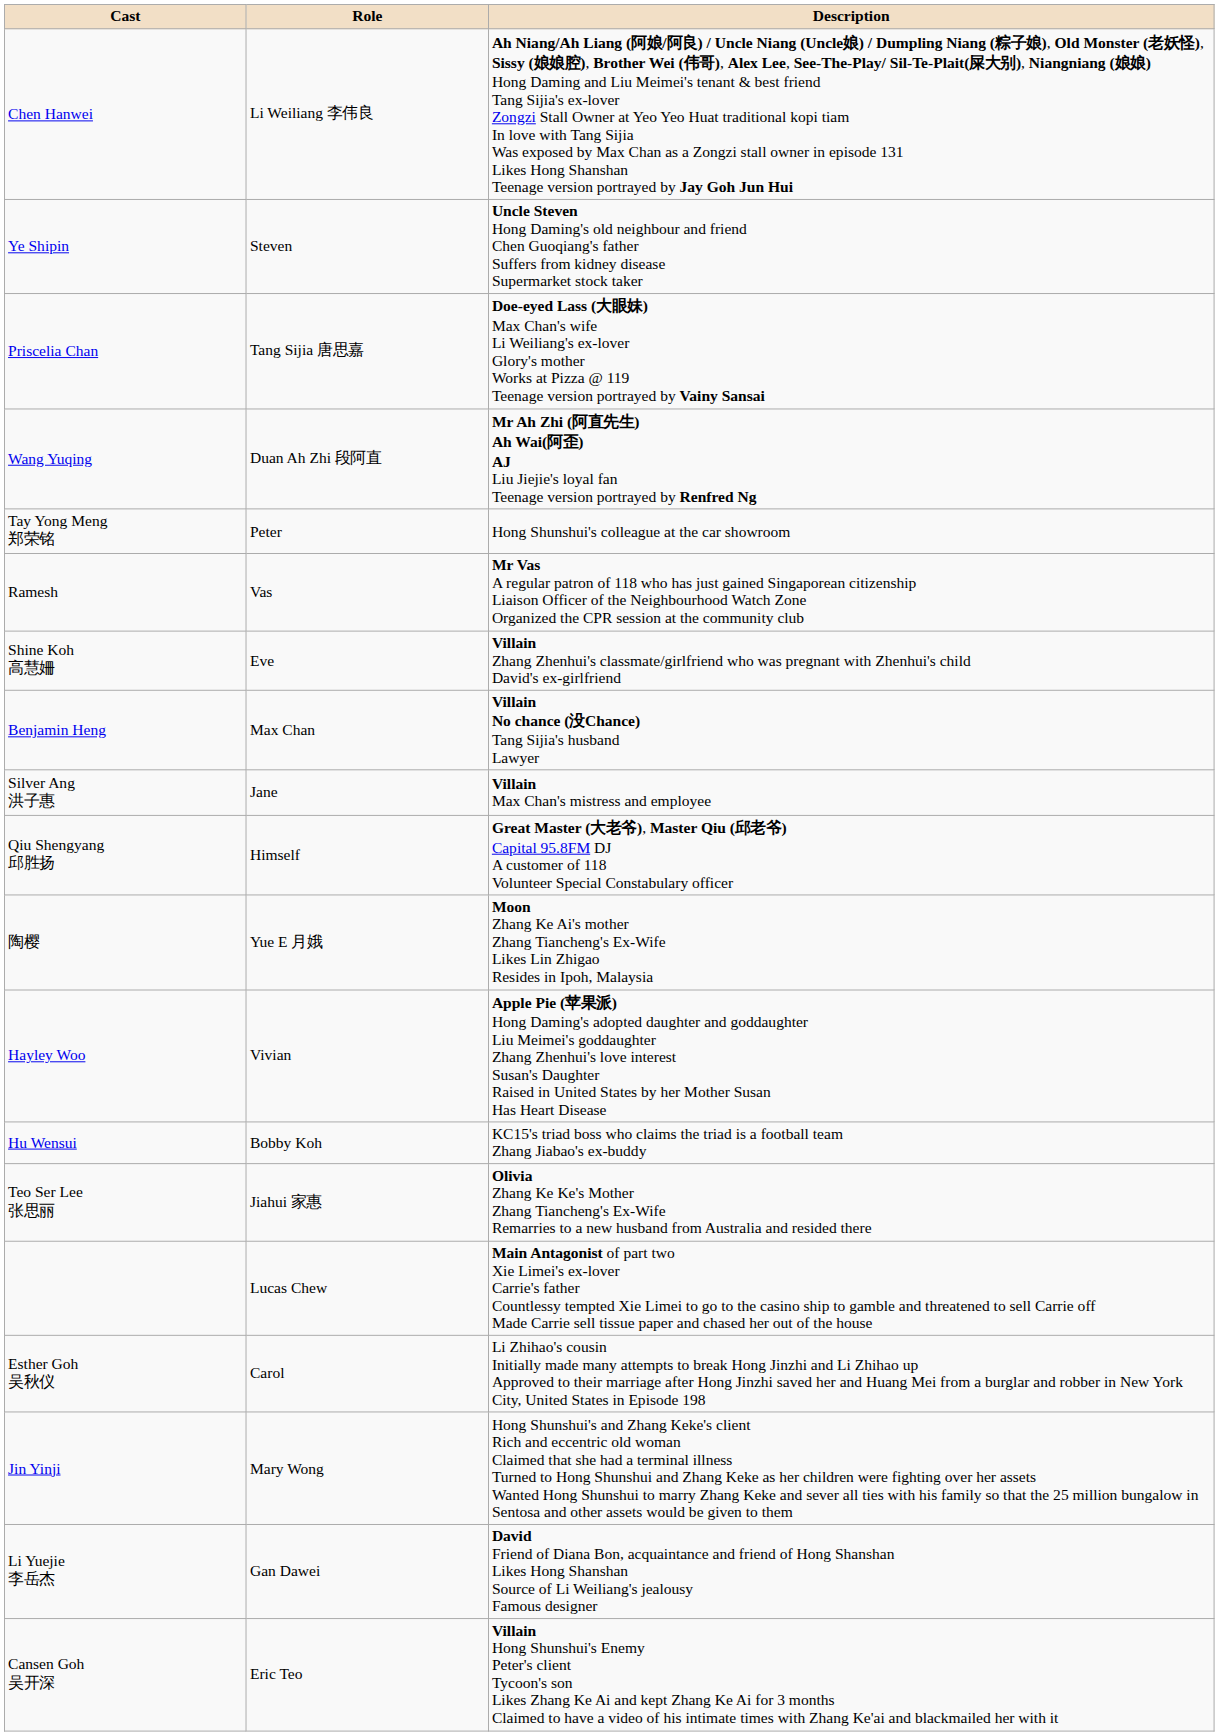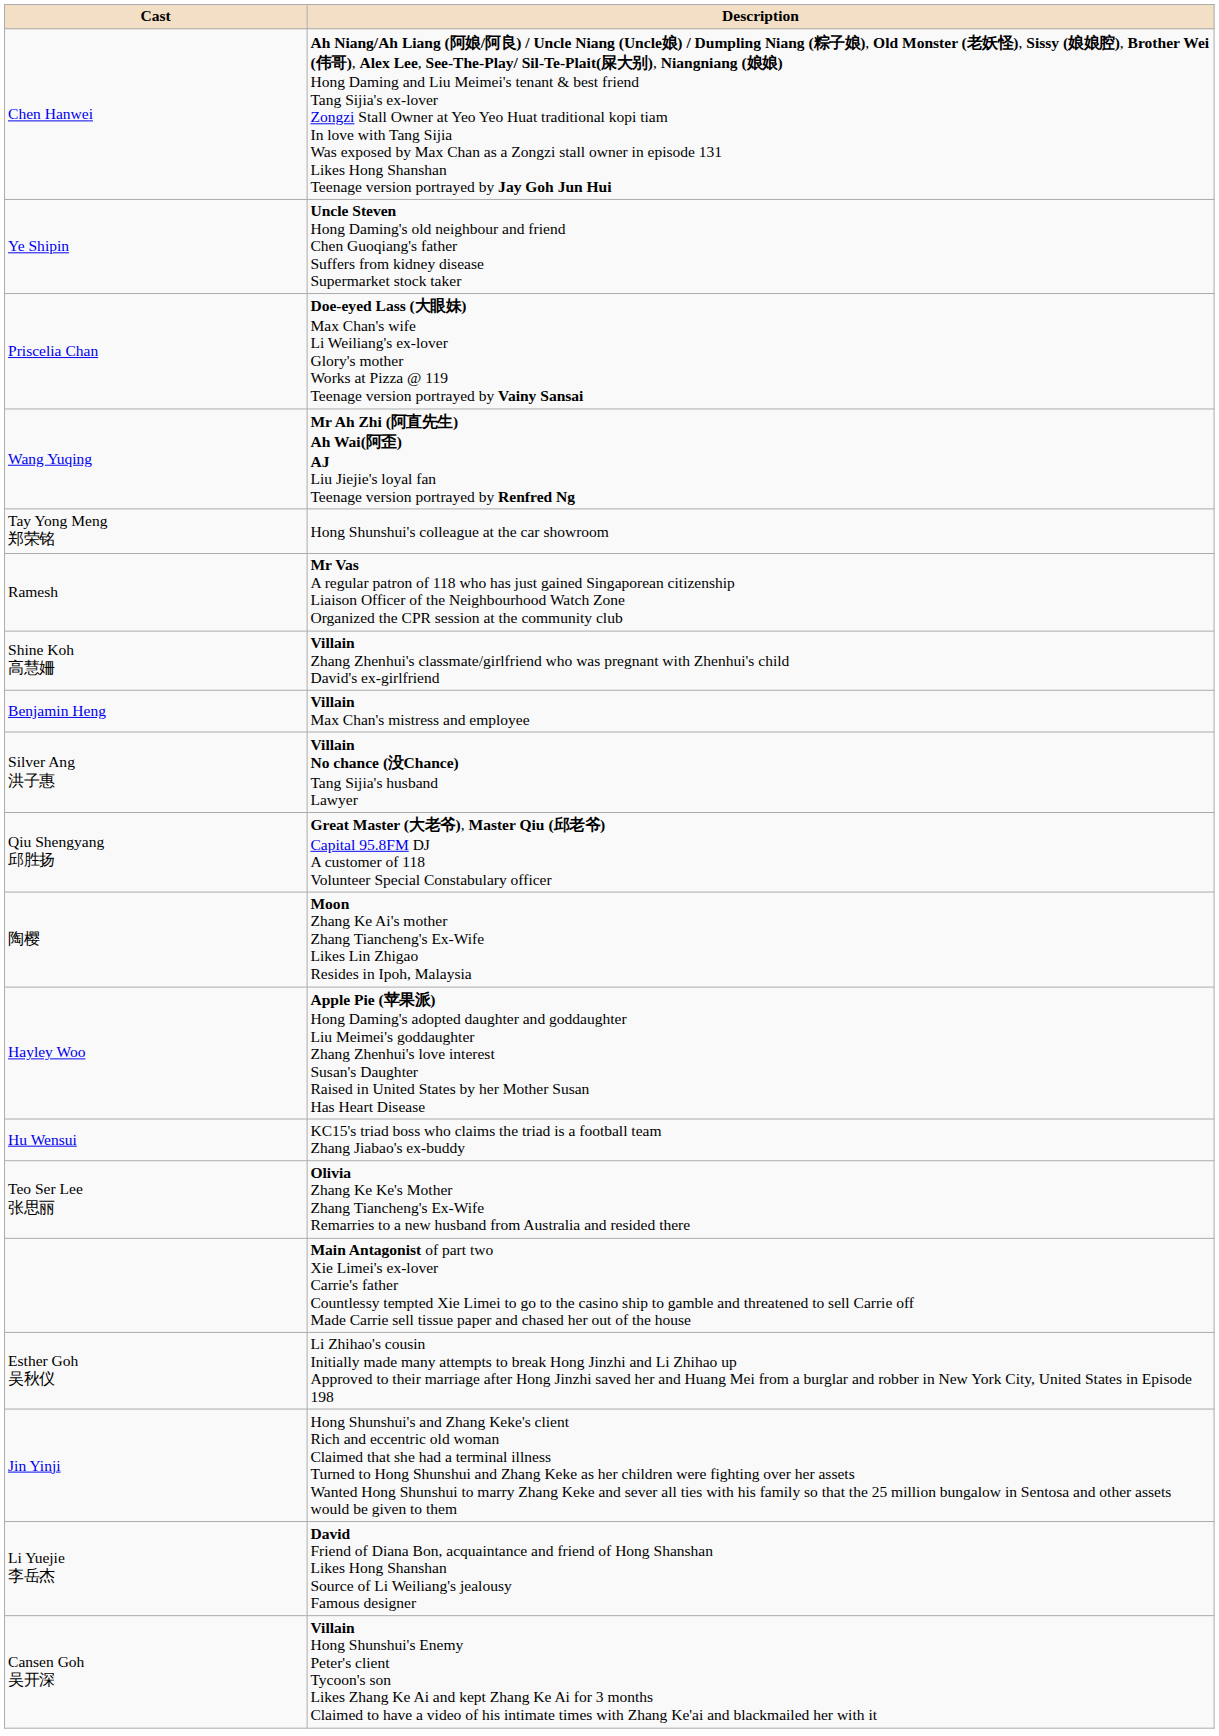- column: (367, 16)
(566, 730) Villain No chance (没Chance) Tang Sijia's husband Lawyer -> (420, 711) Villain Max Chan's mistress and employee
(601, 792) Villain Max Chan's mistress and employee -> (385, 772) Villain No chance (没Chance) Tang Sijia's husband Lawyer
